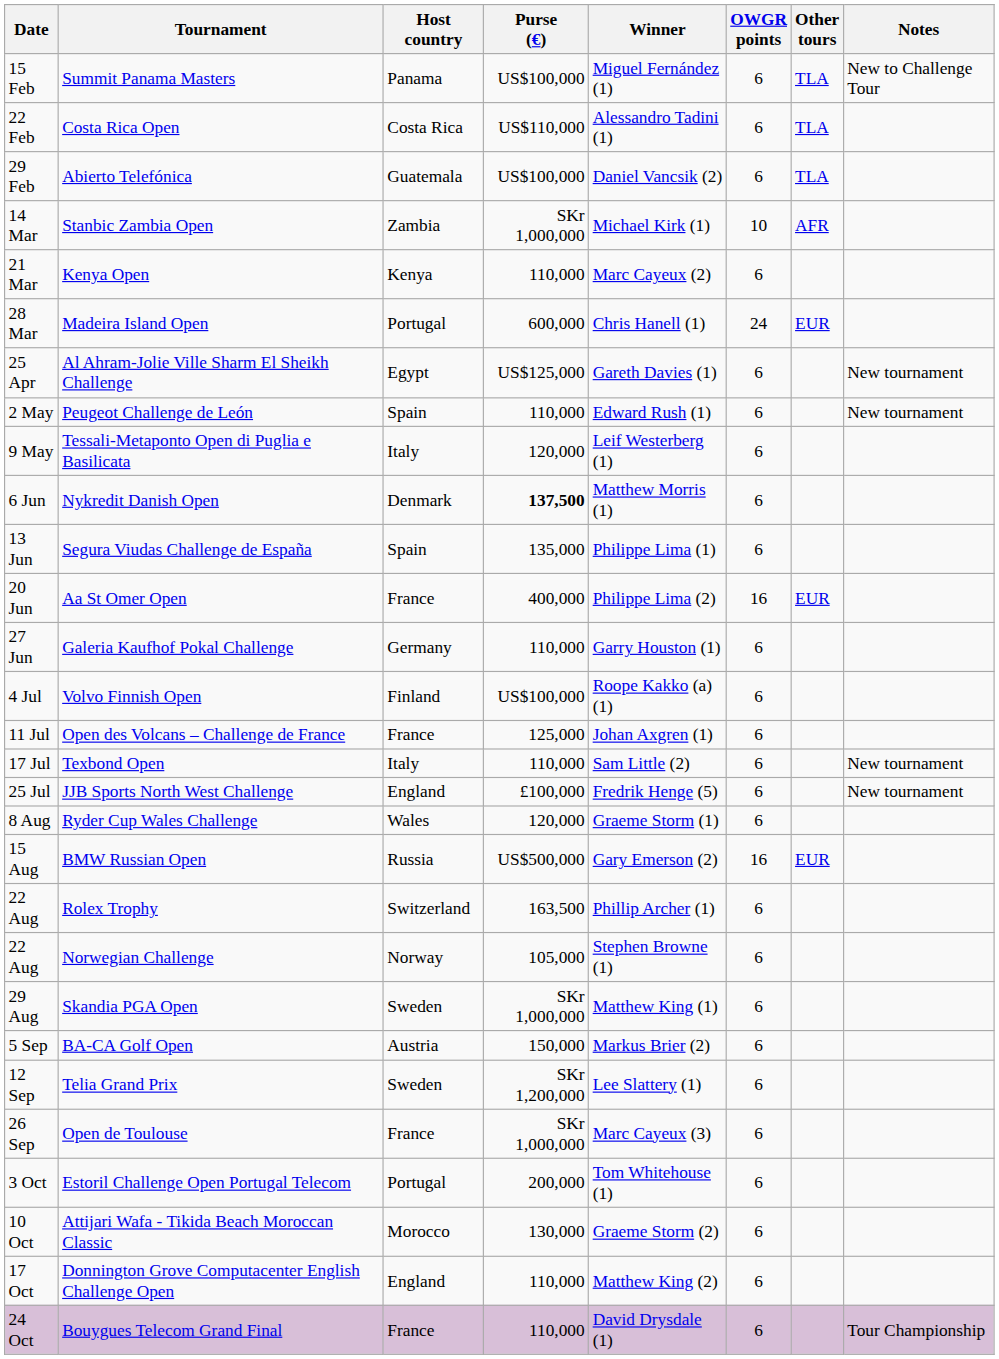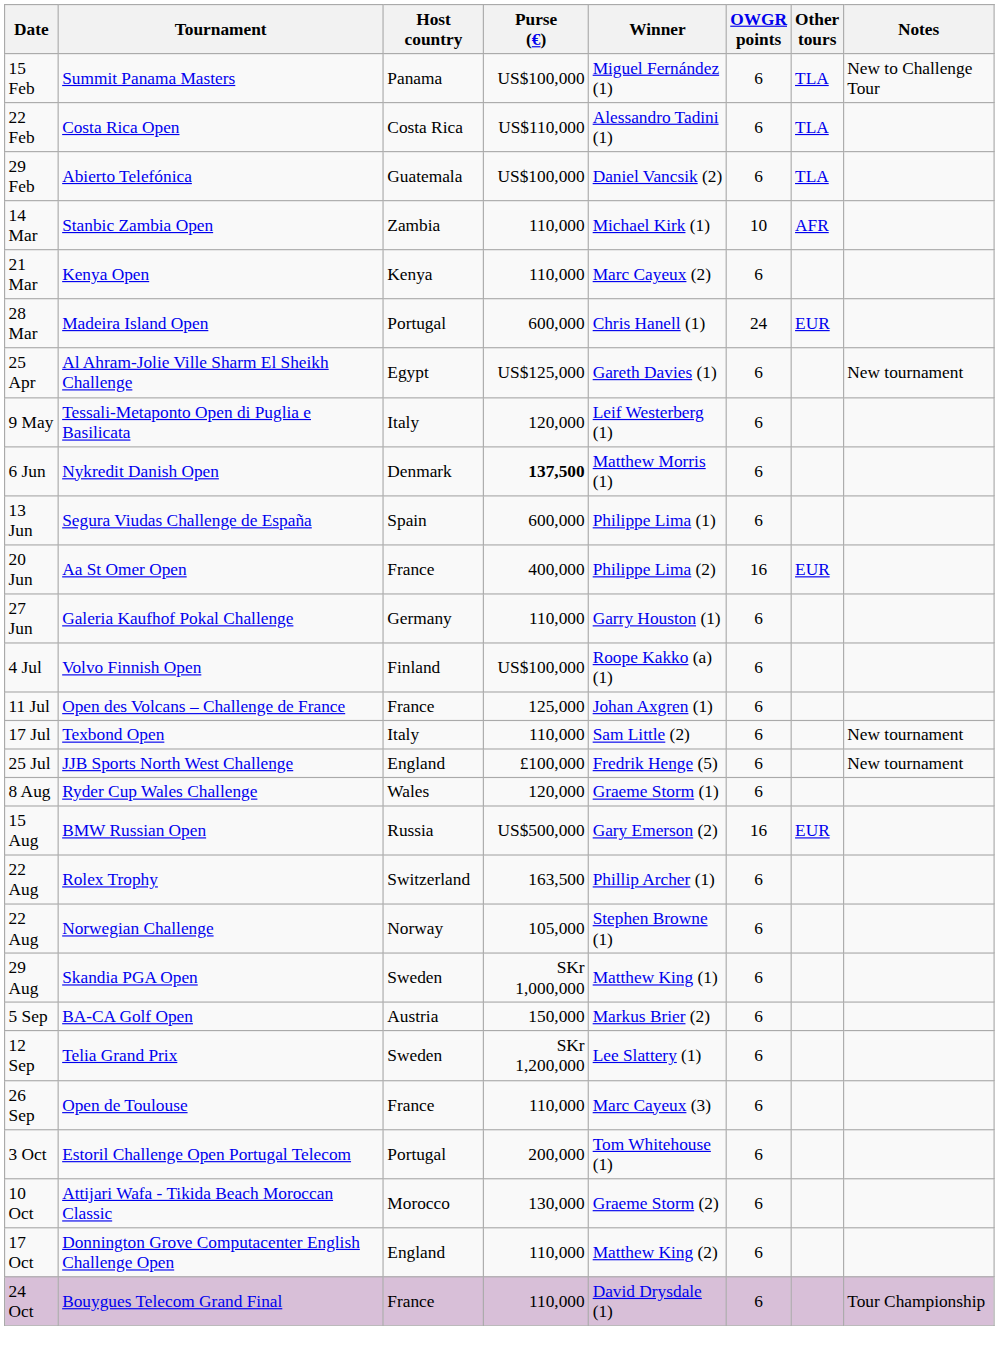(550, 225) SKr 1,000,000 -> (557, 225) 110,000
- row: (158, 411)
(556, 548) 135,000 -> (556, 520) 600,000
(550, 1133) SKr 1,000,000 -> (557, 1104) 110,000
